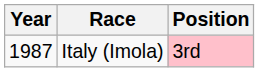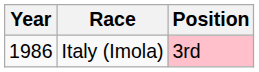(31, 50) 1987 -> (31, 50) 1986
